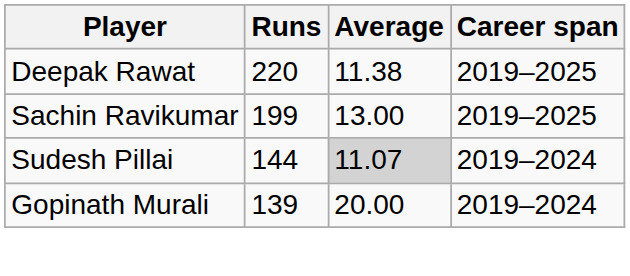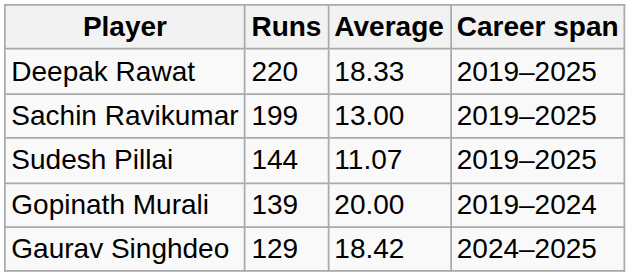(368, 71) 11.38 -> (369, 71) 18.33
(368, 159) lightgrey background -> (368, 159) no background
(527, 159) 2019–2024 -> (527, 159) 2019–2025
+ row: (120, 248)
